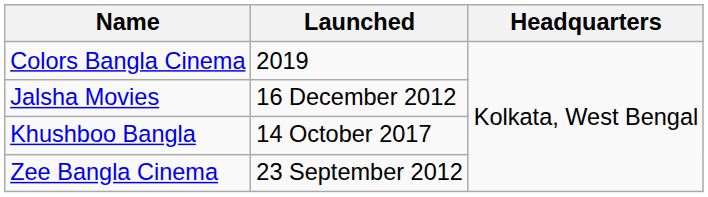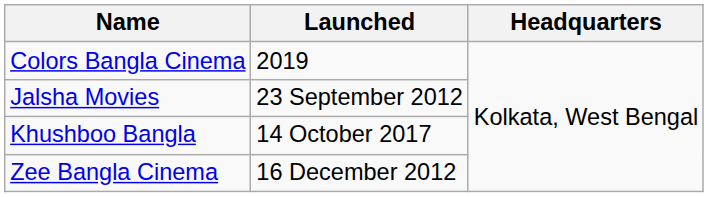(356, 97) 16 December 2012 -> (360, 97) 23 September 2012
(360, 172) 23 September 2012 -> (356, 172) 16 December 2012
